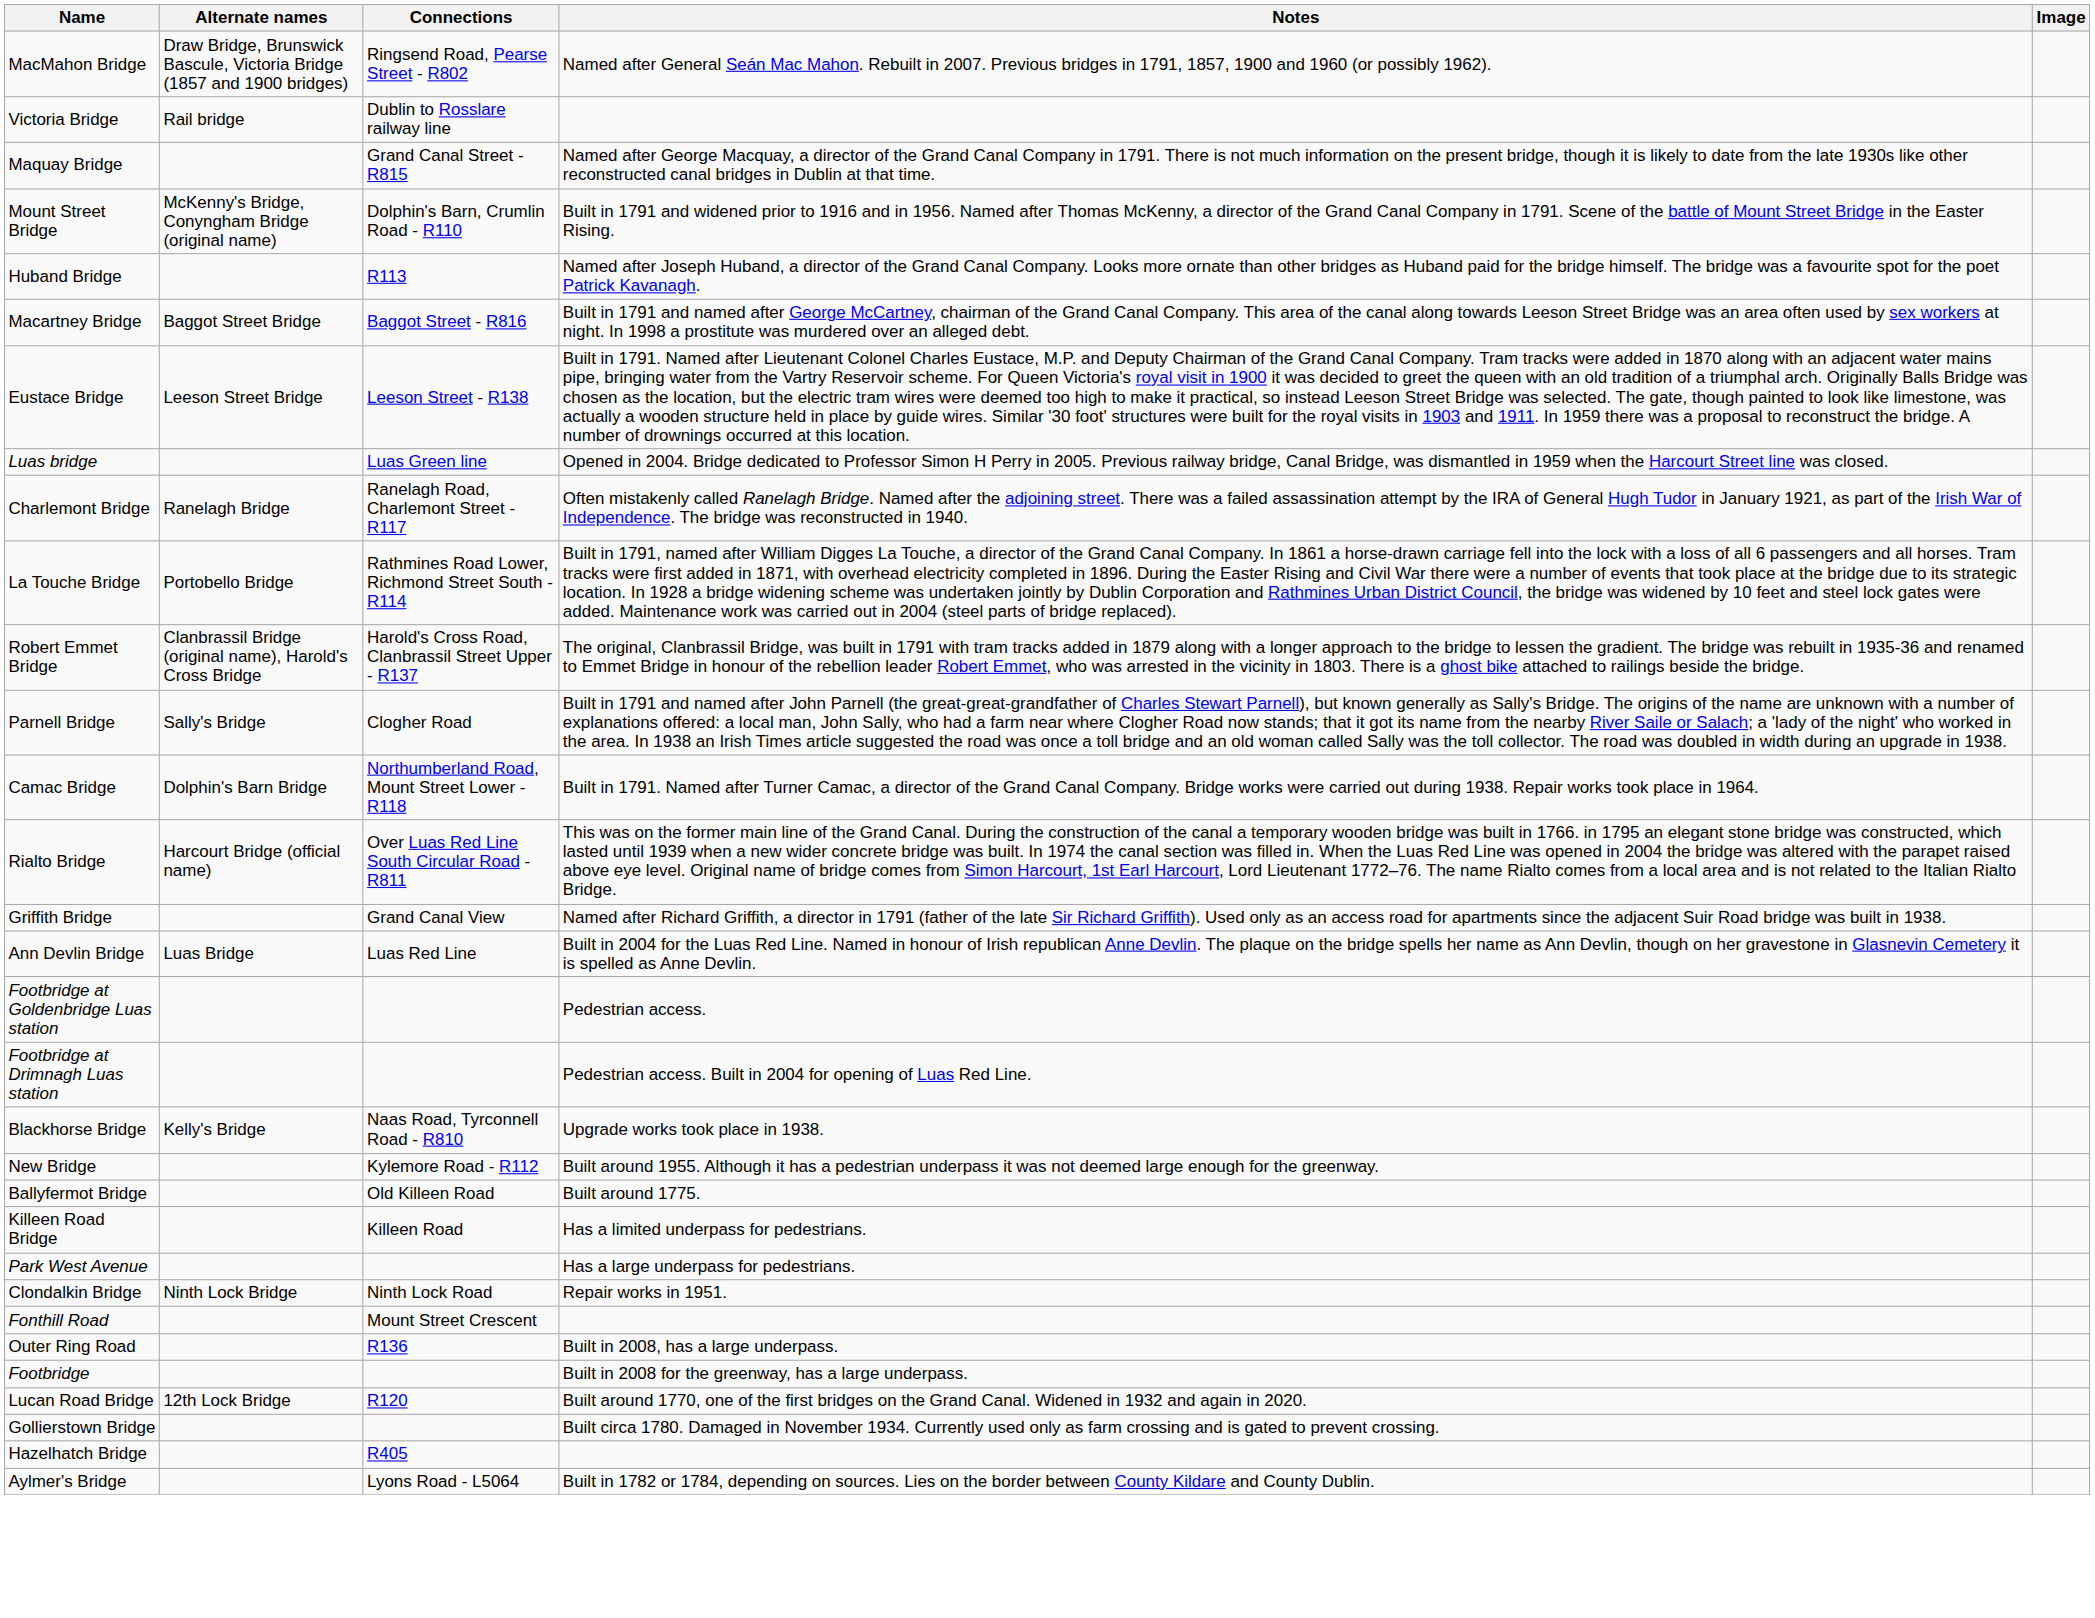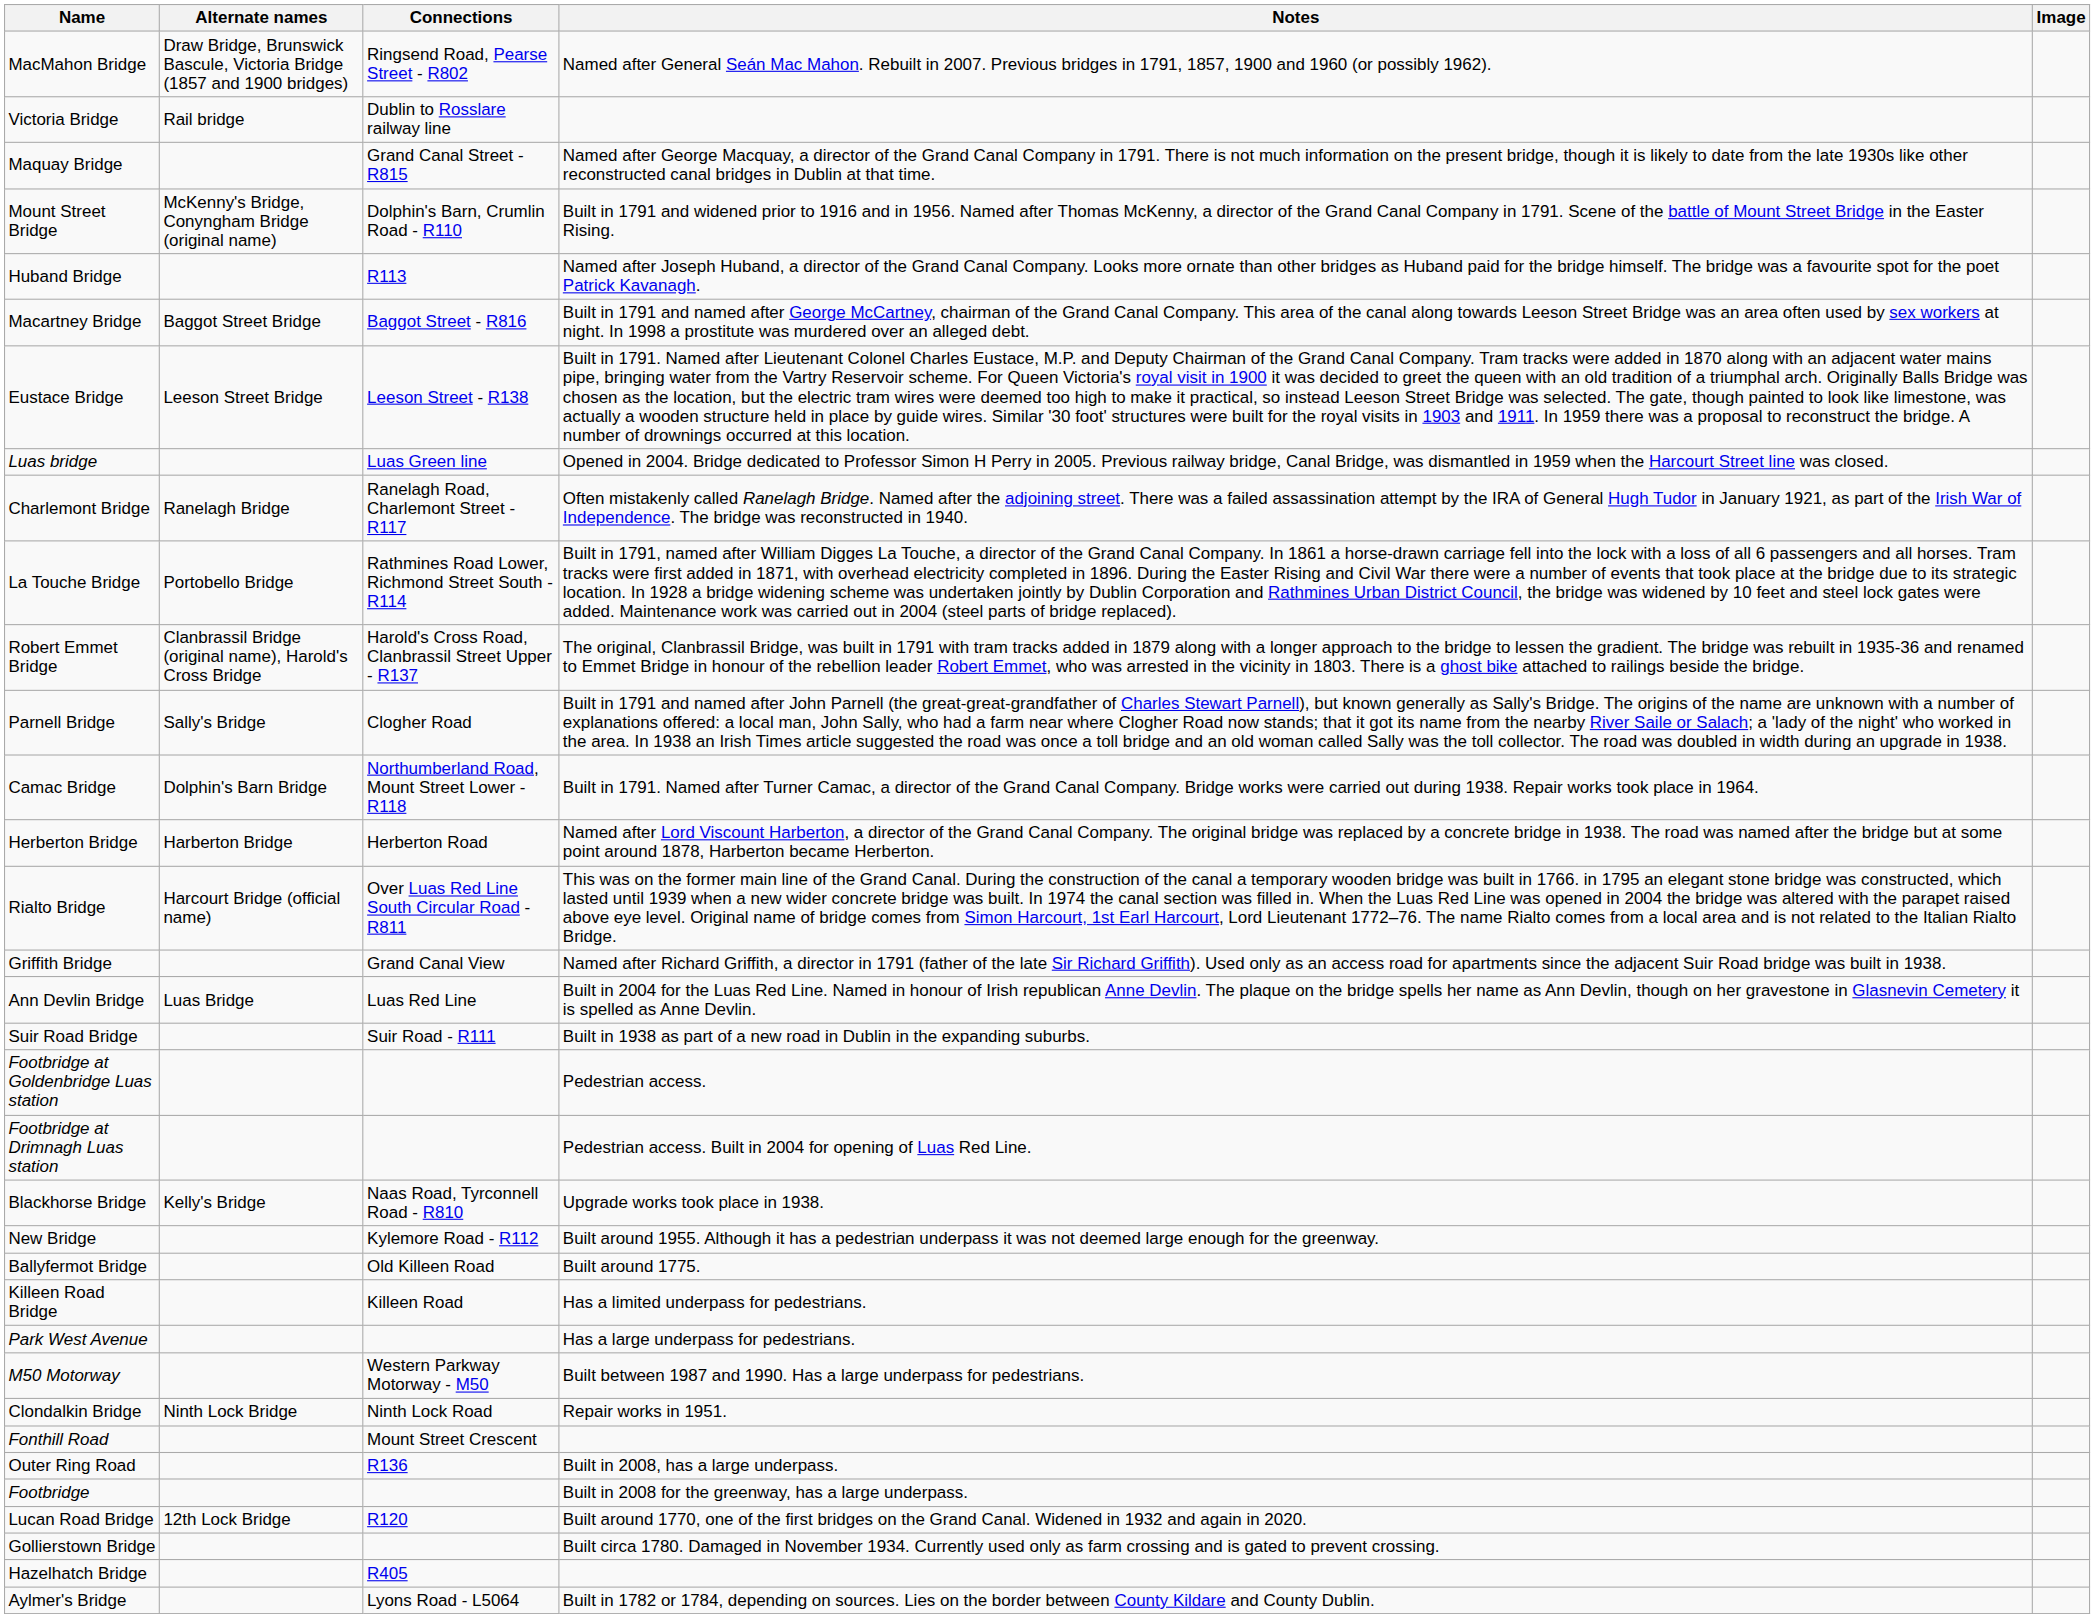+ row: (73, 842)
+ row: (73, 1036)
+ row: (64, 1375)
